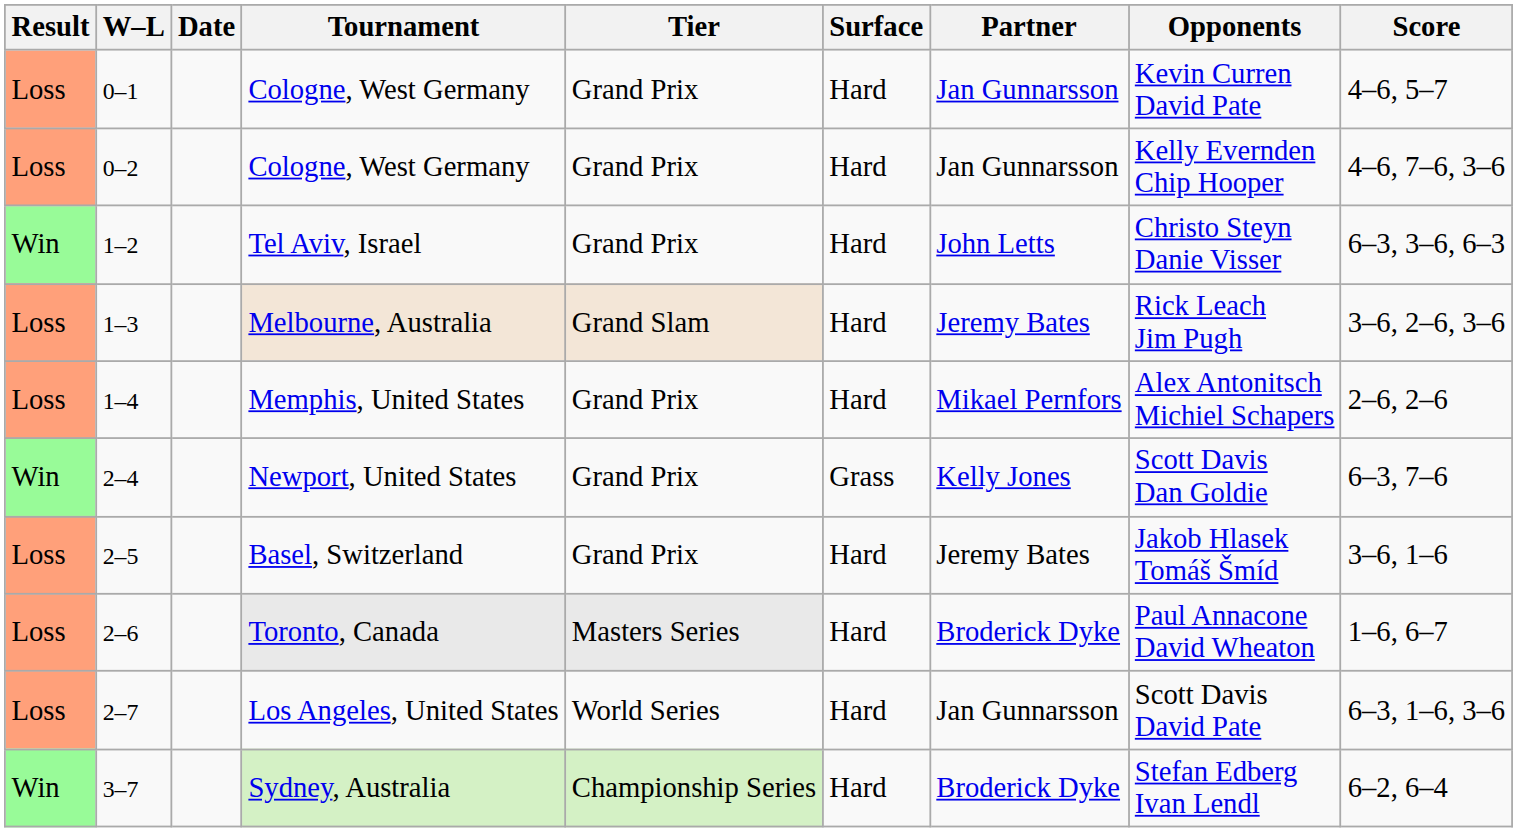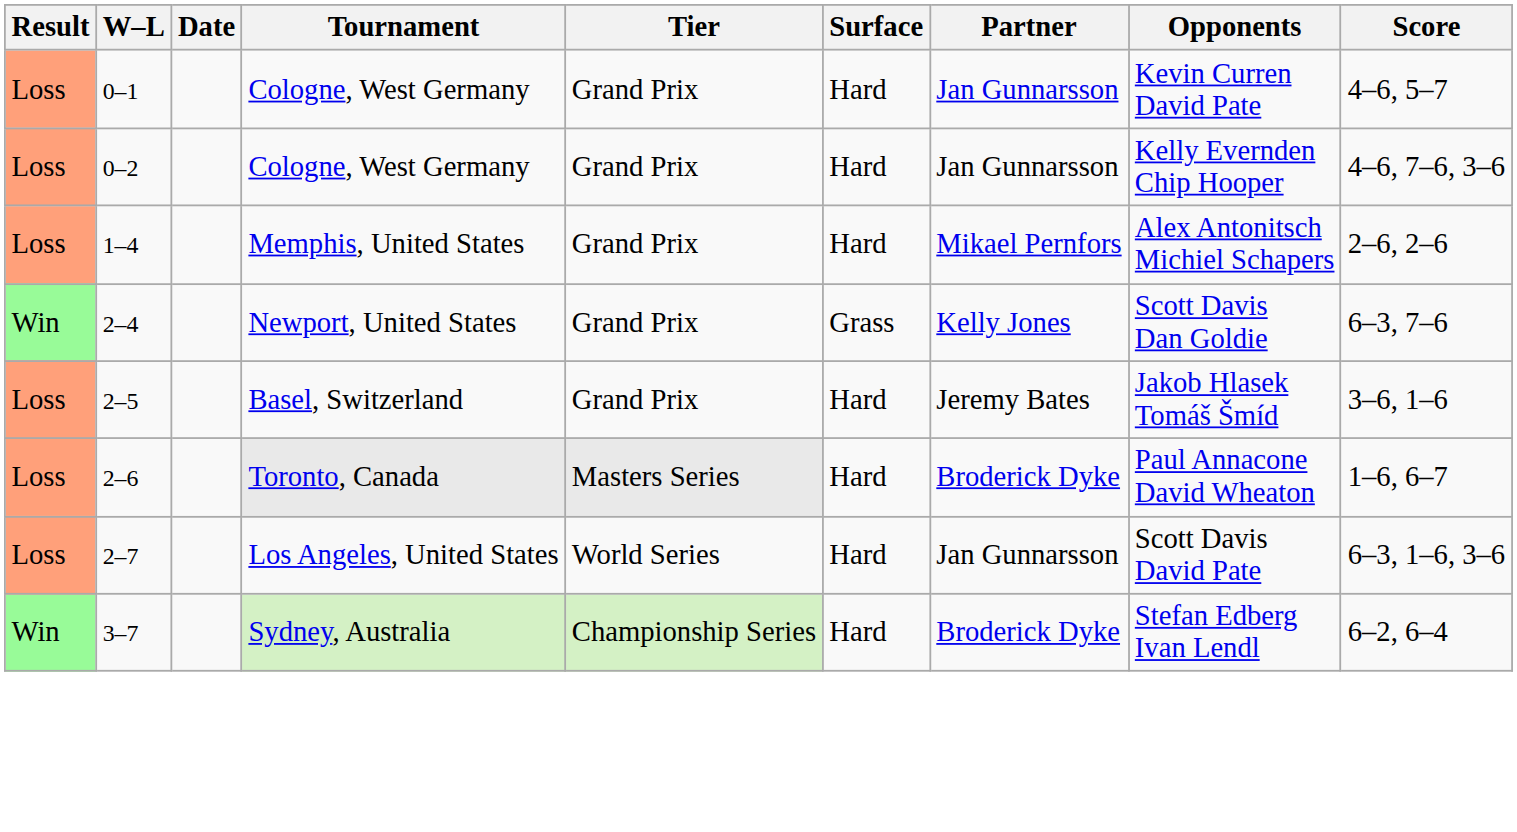- row: (121, 245)
- row: (121, 323)
